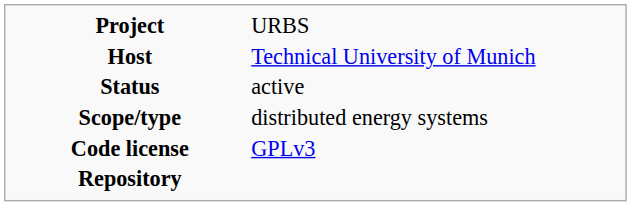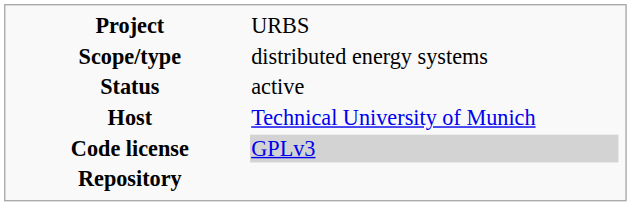rows swapped: (130, 56) <-> (130, 118)
(283, 148) no background -> (283, 148) lightgrey background
